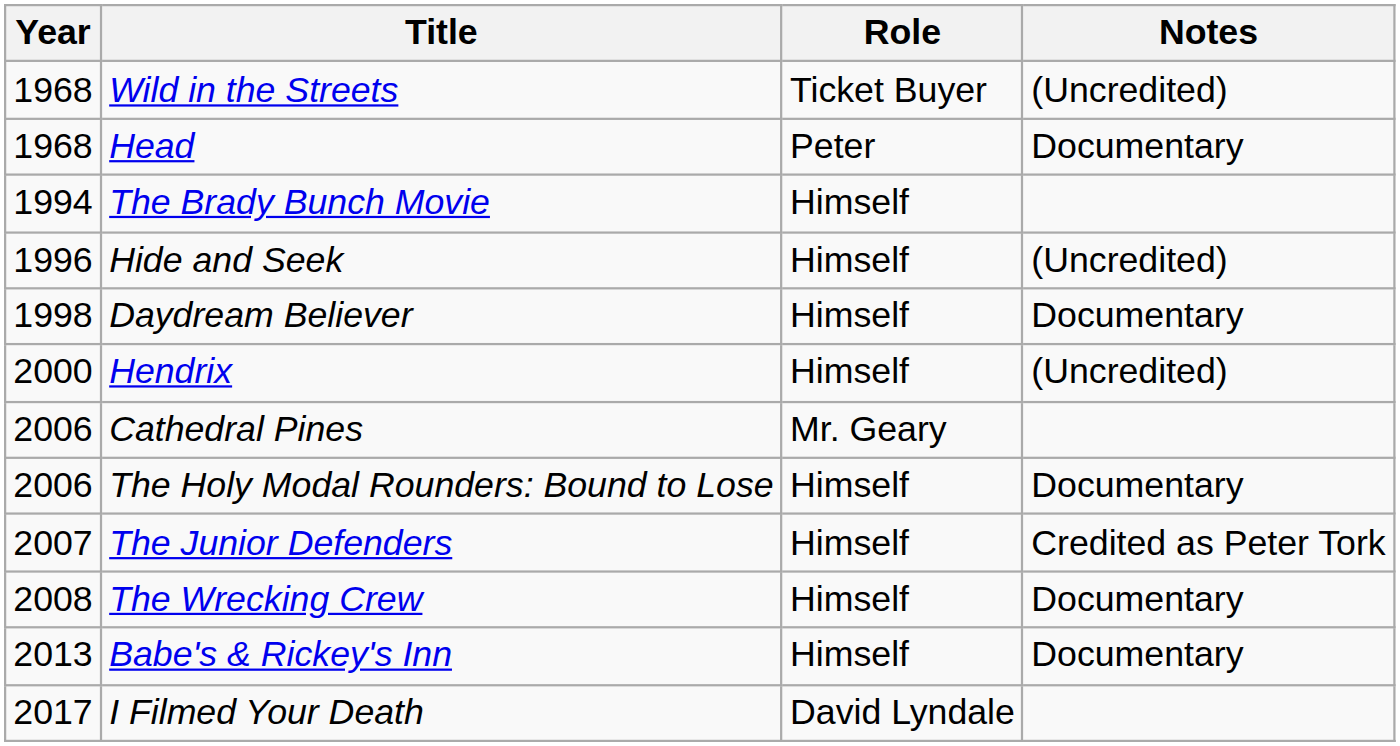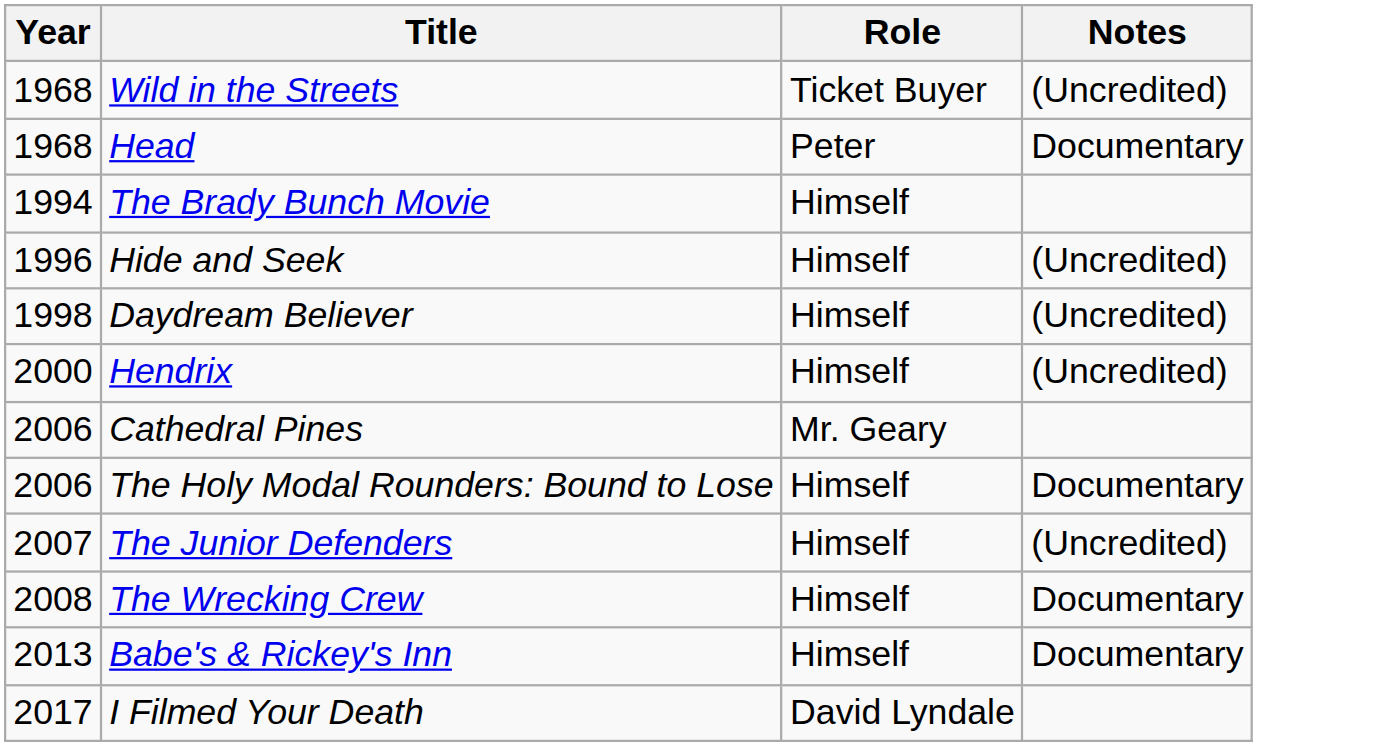(1137, 315) Documentary -> (1129, 315) (Uncredited)
(1208, 542) Credited as Peter Tork -> (1129, 542) (Uncredited)
